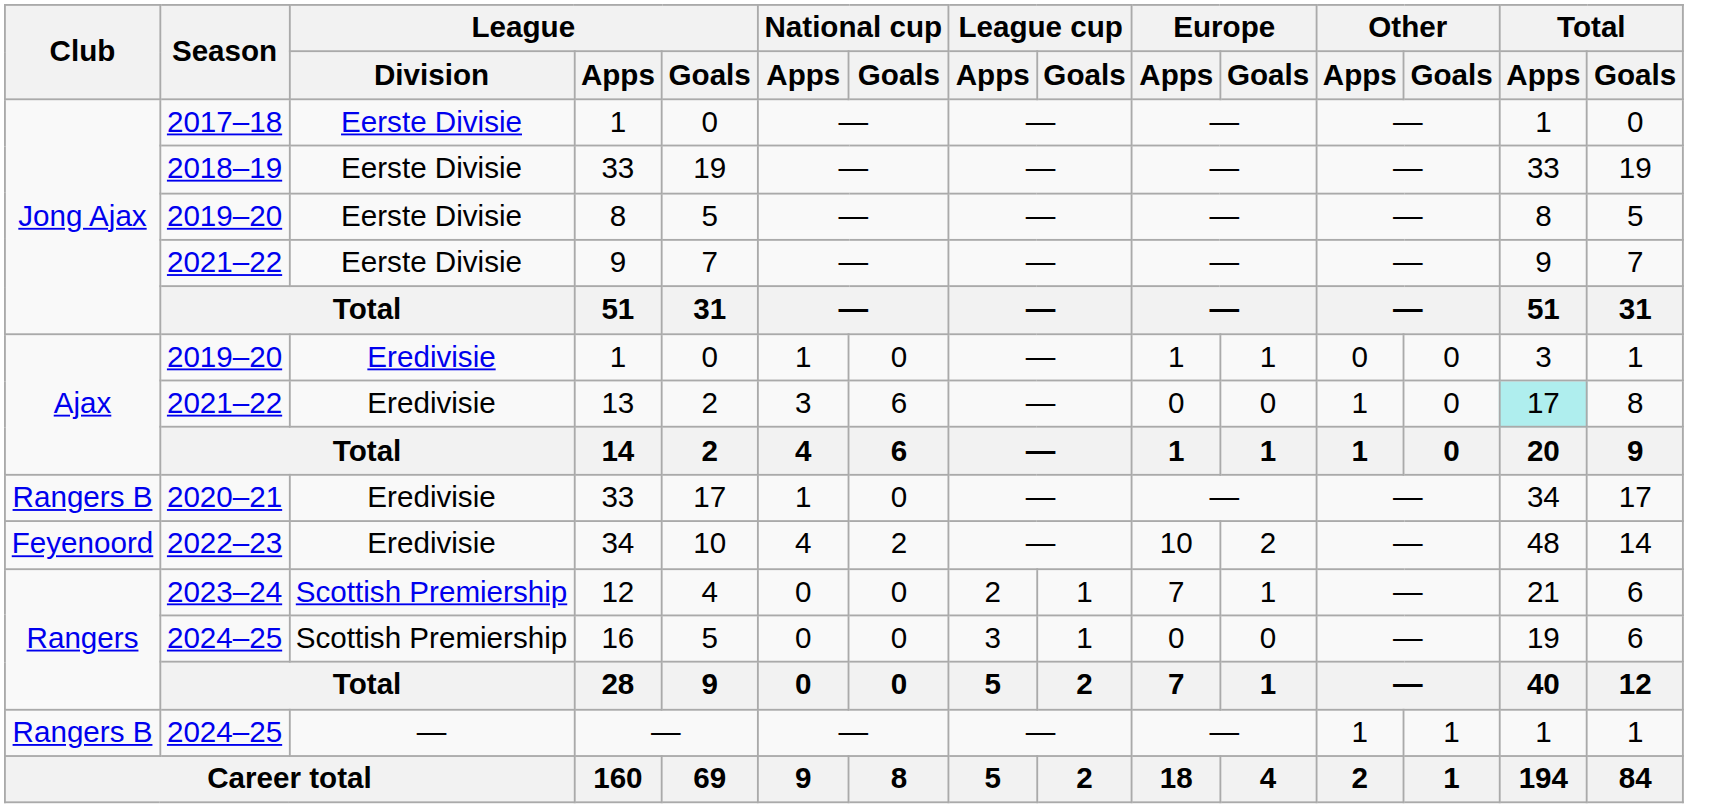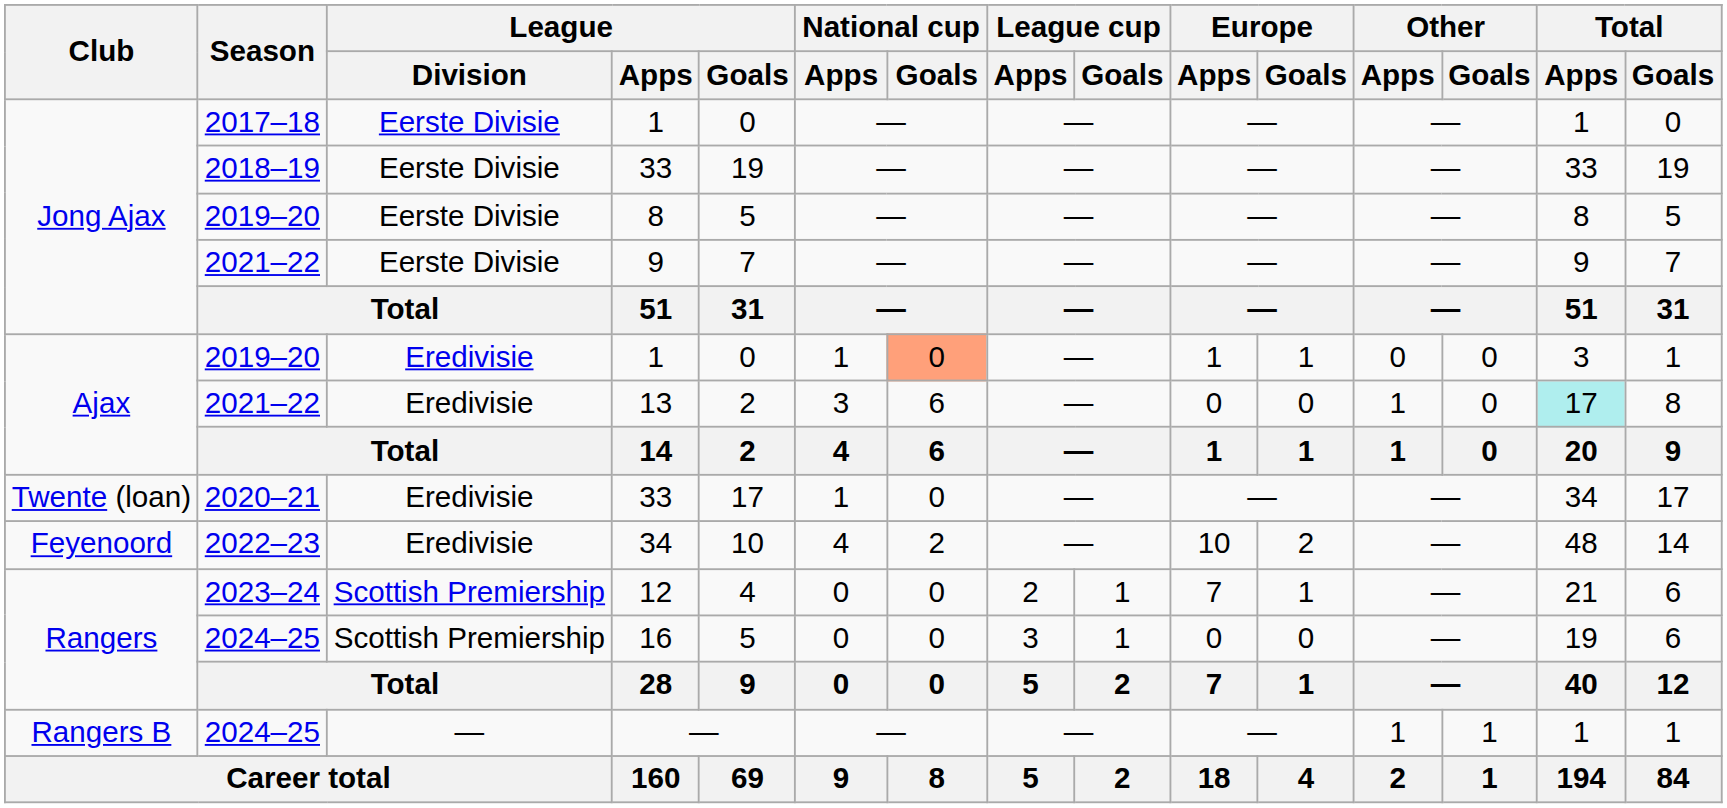(899, 356) no background -> (937, 356) lightsalmon background
(83, 497) Rangers B -> (101, 497) Twente (loan)
